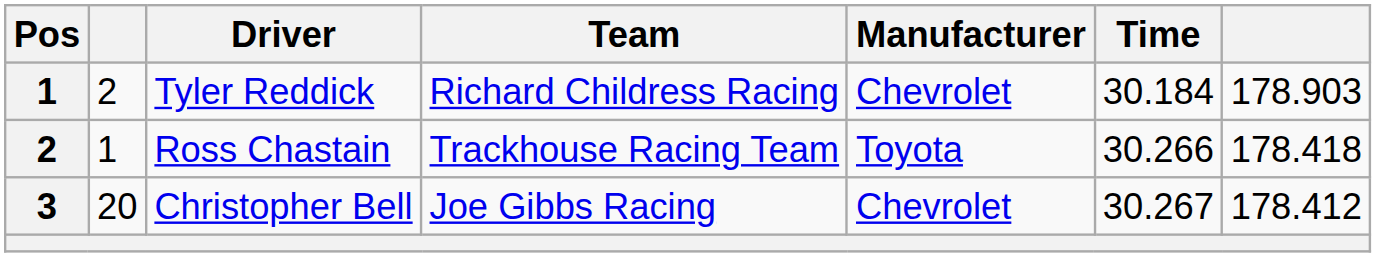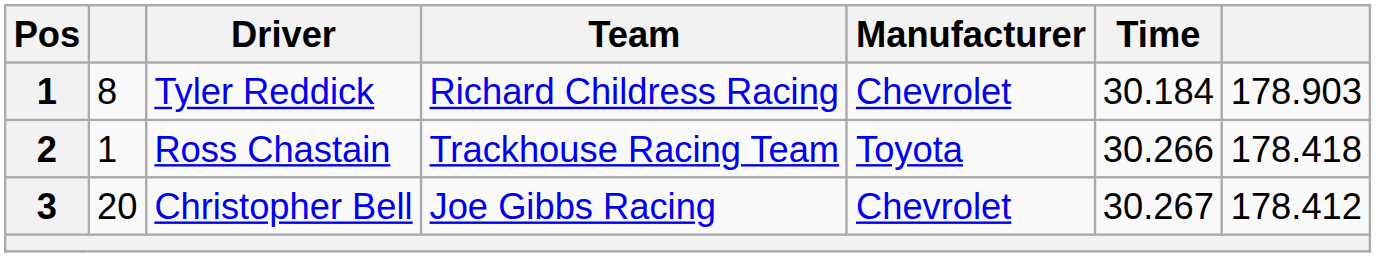(107, 92) 2 -> (107, 92) 8
